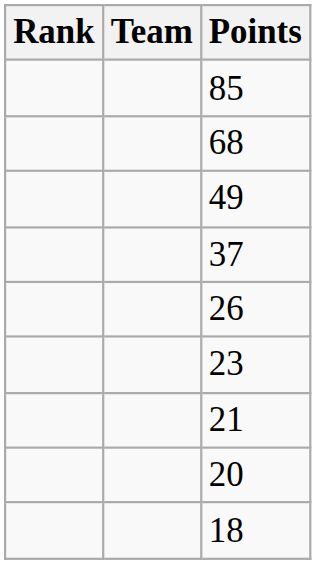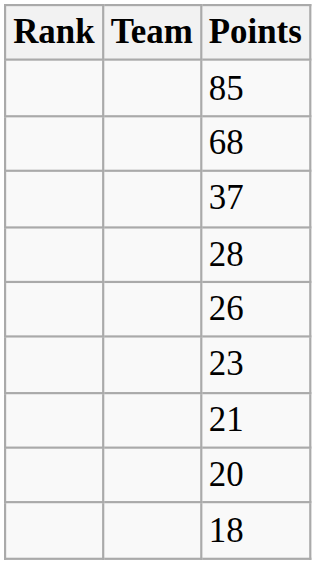- row: (226, 198)
+ row: (226, 253)
